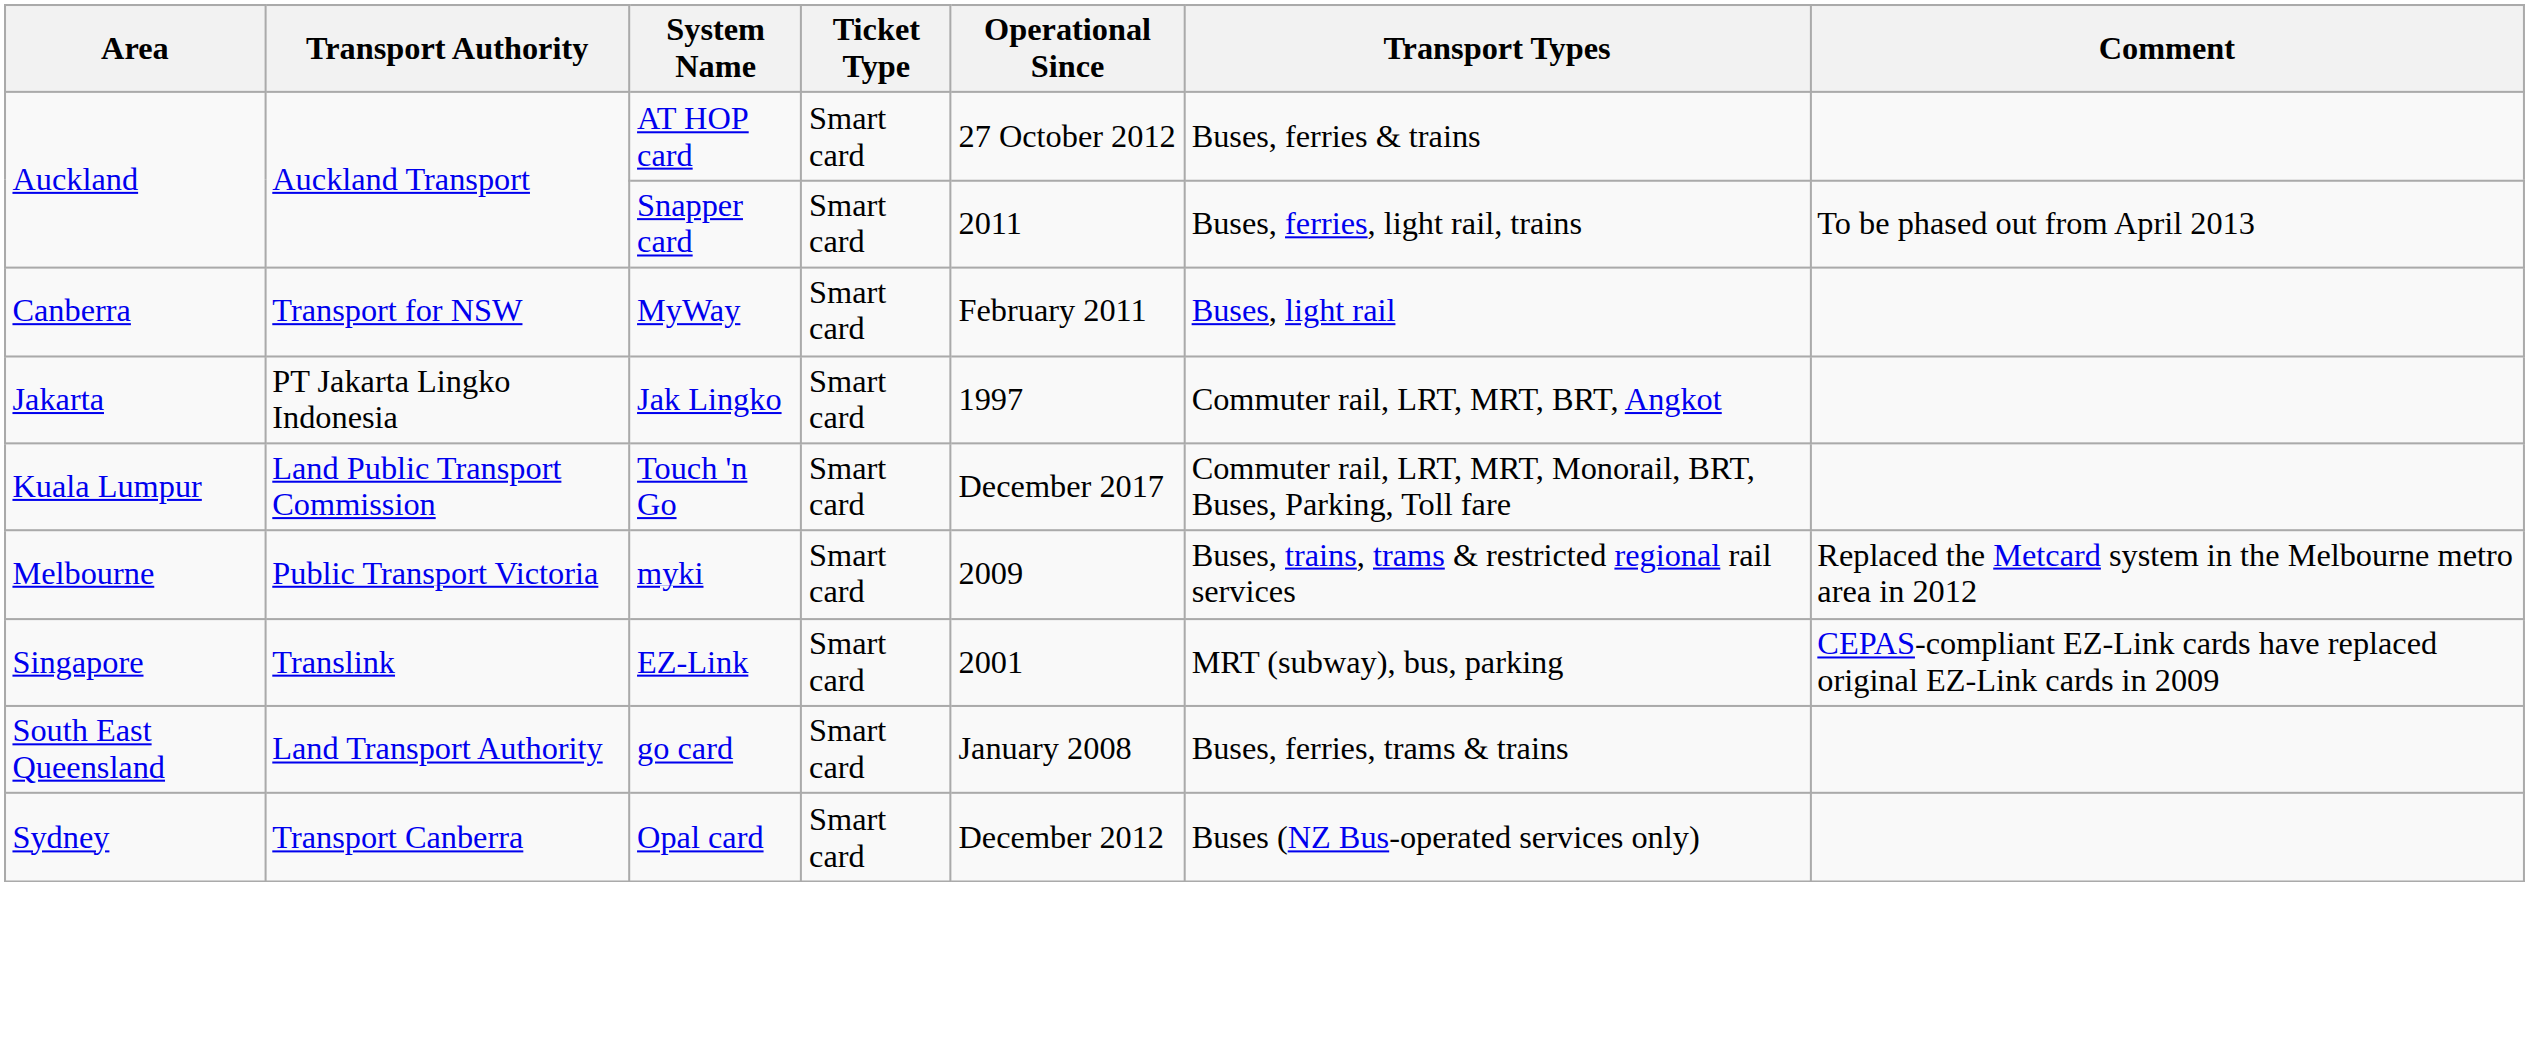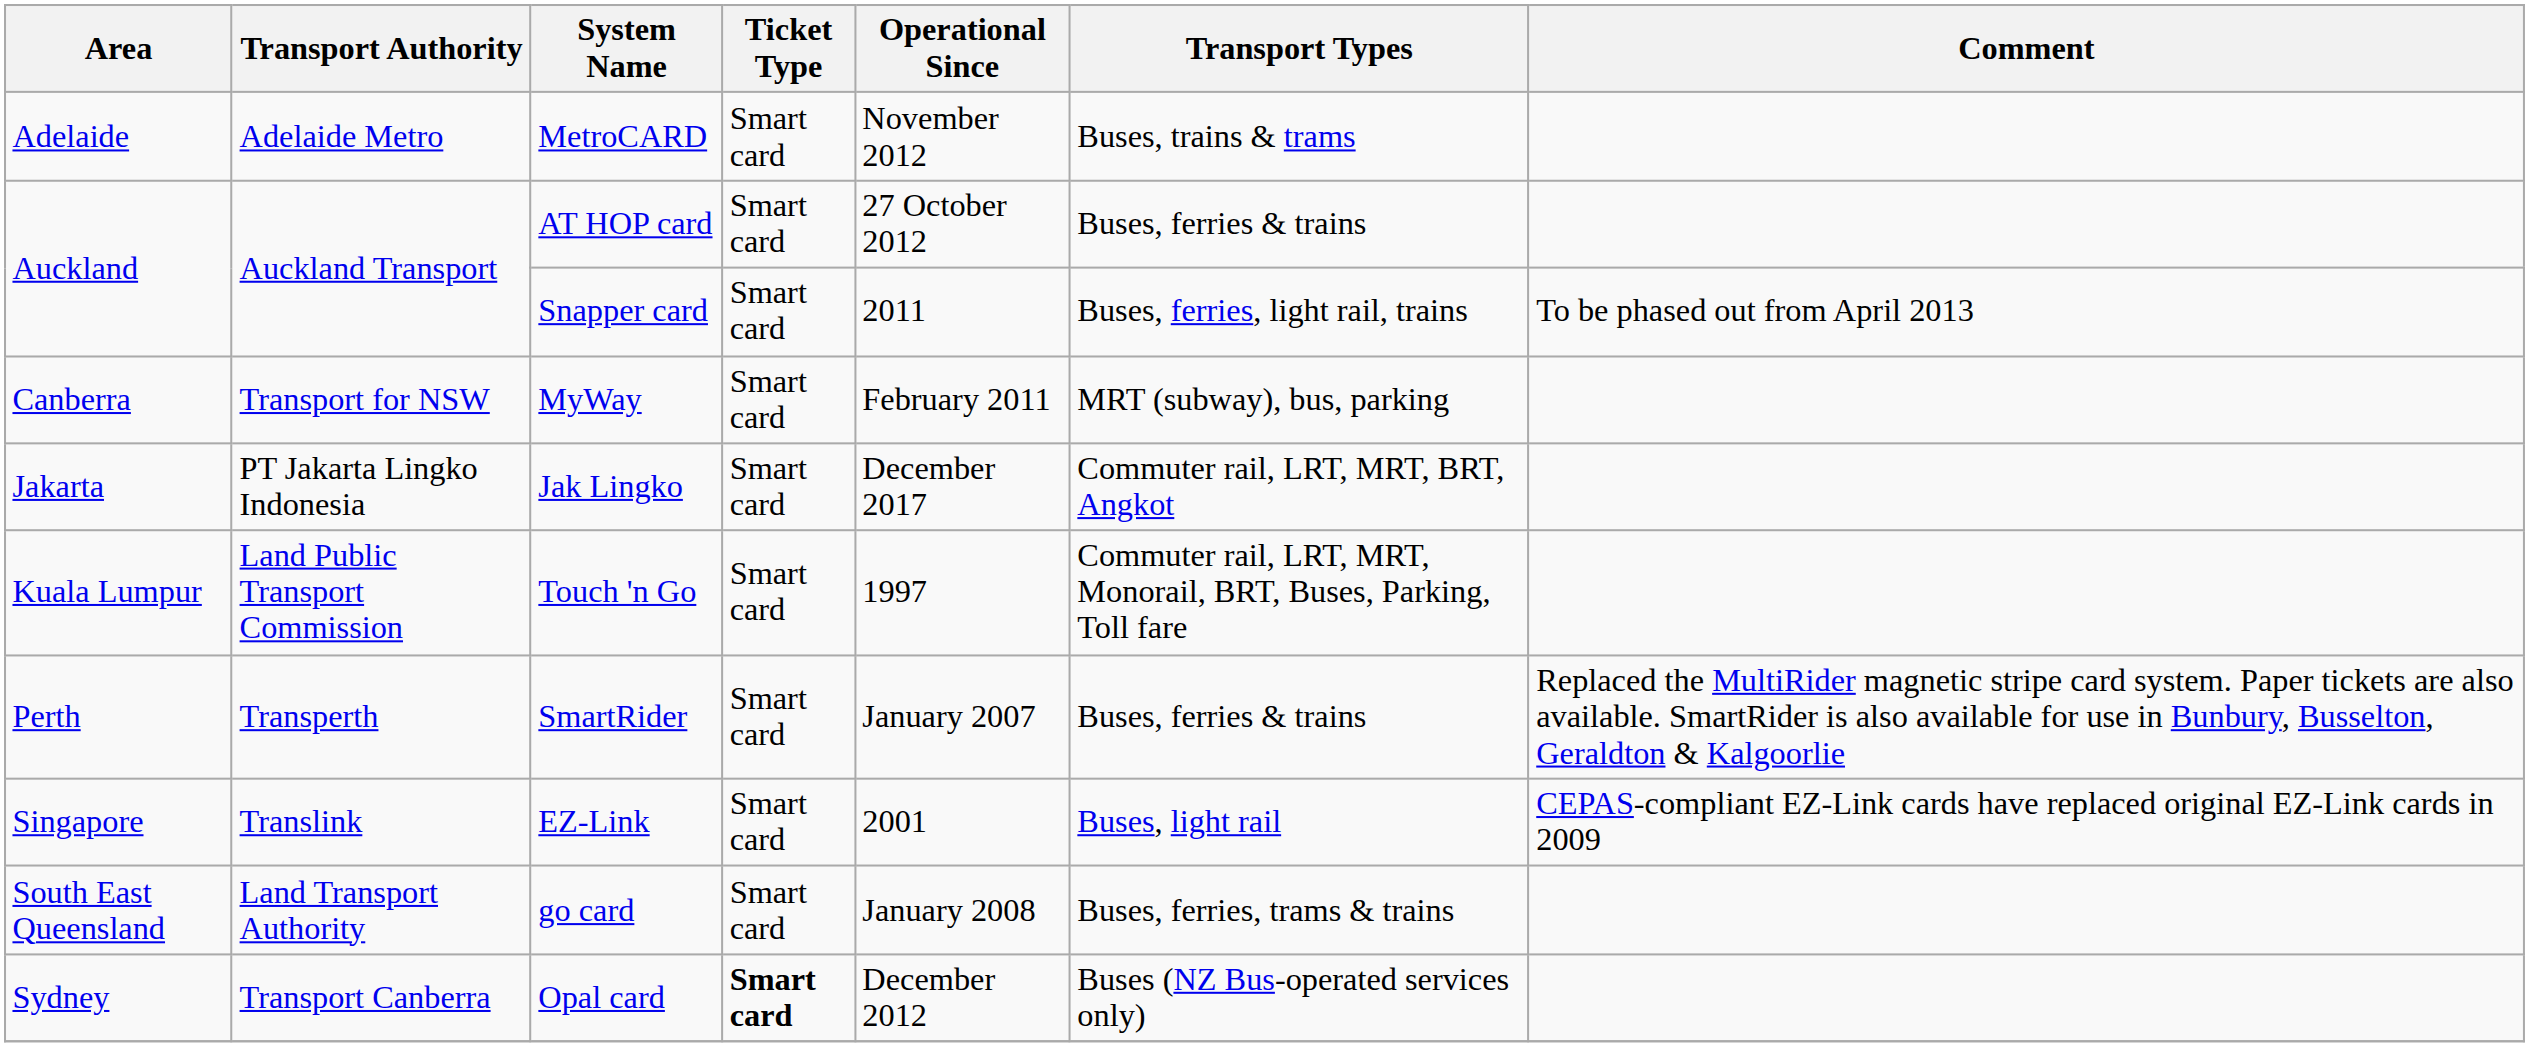+ row: (623, 135)
(1294, 311) Buses, light rail -> (1263, 398) MRT (subway), bus, parking
(991, 398) 1997 -> (929, 486) December 2017
(1061, 486) December 2017 -> (895, 592) 1997
- row: (670, 574)
+ row: (613, 716)
(1378, 661) MRT (subway), bus, parking -> (1179, 821) Buses, light rail
(848, 836) normal -> (773, 997) bold
